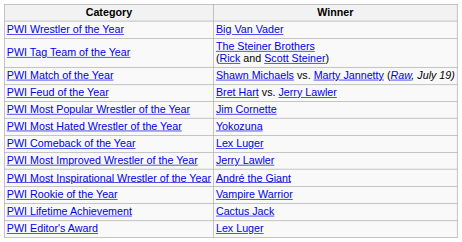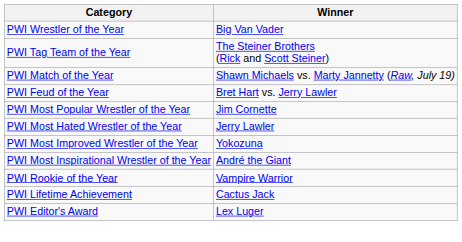(239, 127) Yokozuna -> (245, 127) Jerry Lawler
- row: (71, 144)
(245, 161) Jerry Lawler -> (239, 144) Yokozuna
